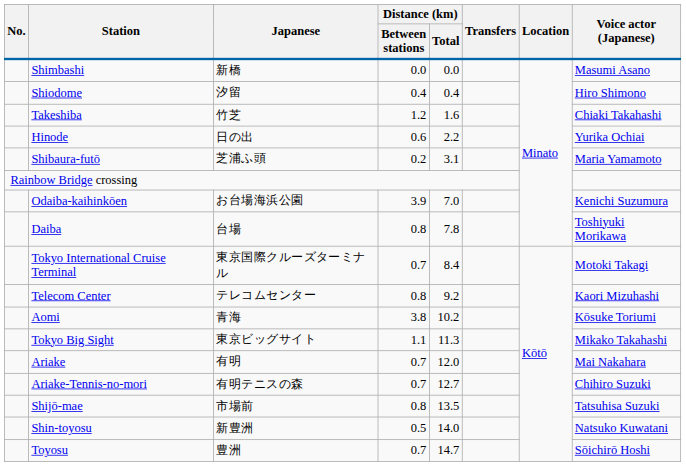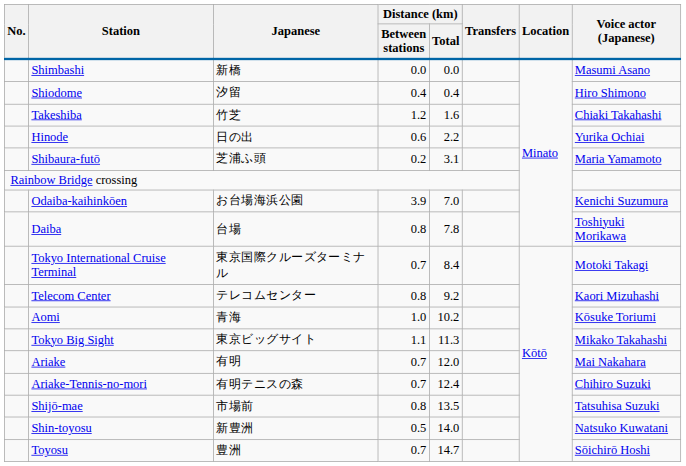(419, 317) 3.8 -> (419, 317) 1.0
(448, 384) 12.7 -> (448, 384) 12.4
